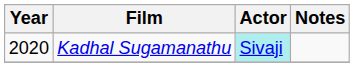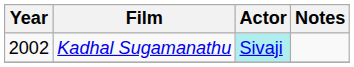(29, 47) 2020 -> (29, 47) 2002
